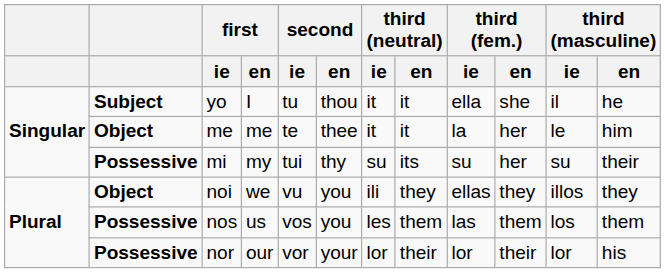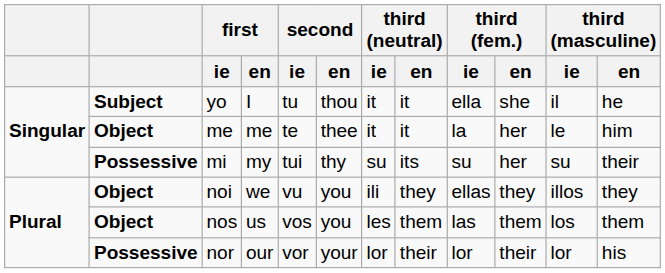(146, 222) Possessive -> (124, 222) Object
